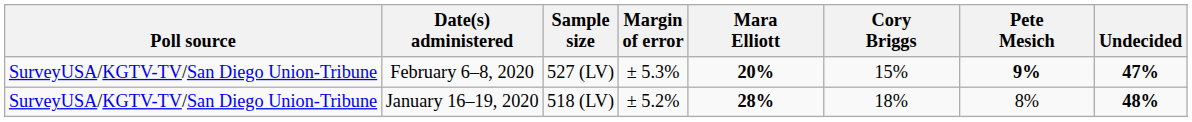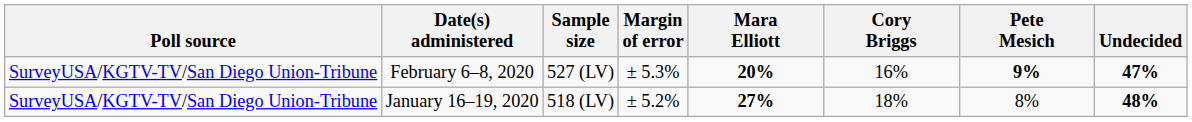(891, 71) 15% -> (891, 71) 16%
(756, 101) 28% -> (756, 101) 27%
